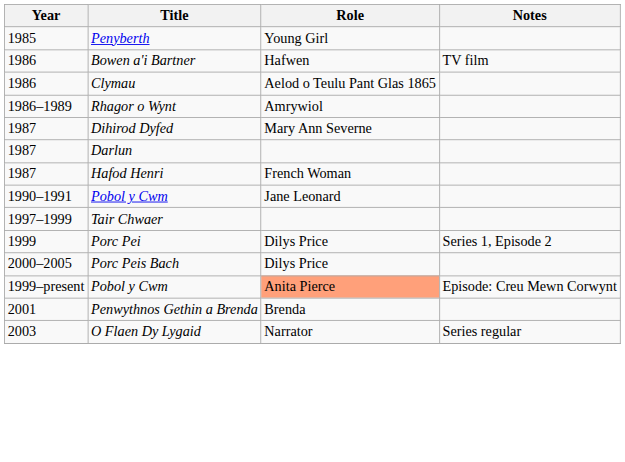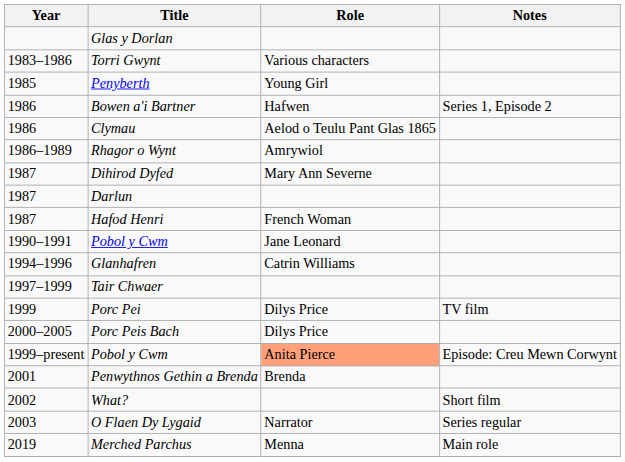+ row: (46, 38)
+ row: (40, 60)
(465, 60) TV film -> (497, 106) Series 1, Episode 2
+ row: (40, 264)
(497, 241) Series 1, Episode 2 -> (465, 309) TV film
+ row: (22, 399)
+ row: (22, 444)
